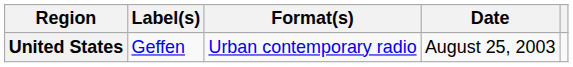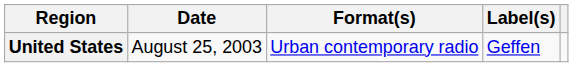columns swapped: (490, 18) <-> (166, 18)
